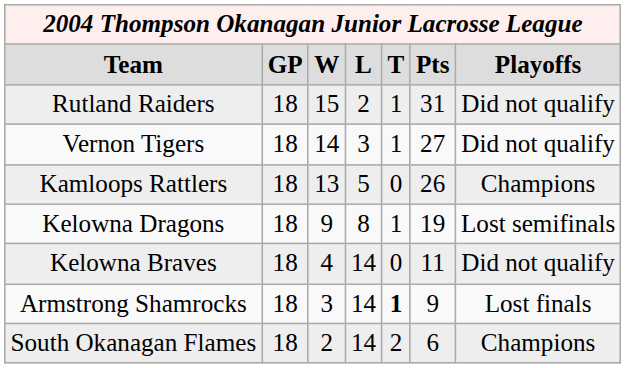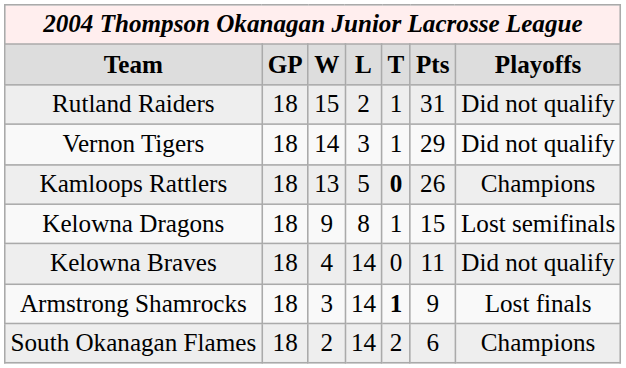(433, 143) 27 -> (433, 143) 29
(396, 183) normal -> (396, 183) bold
(433, 223) 19 -> (433, 223) 15
